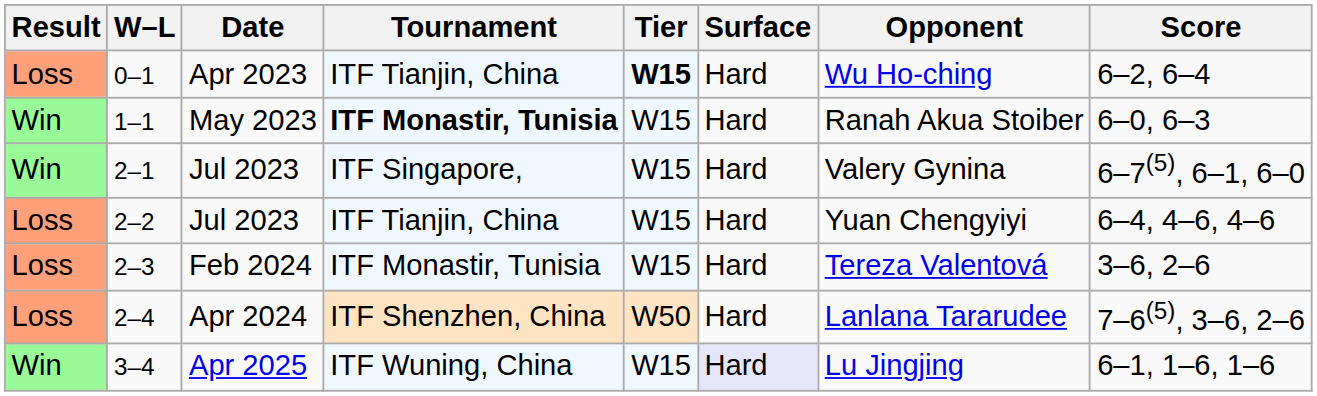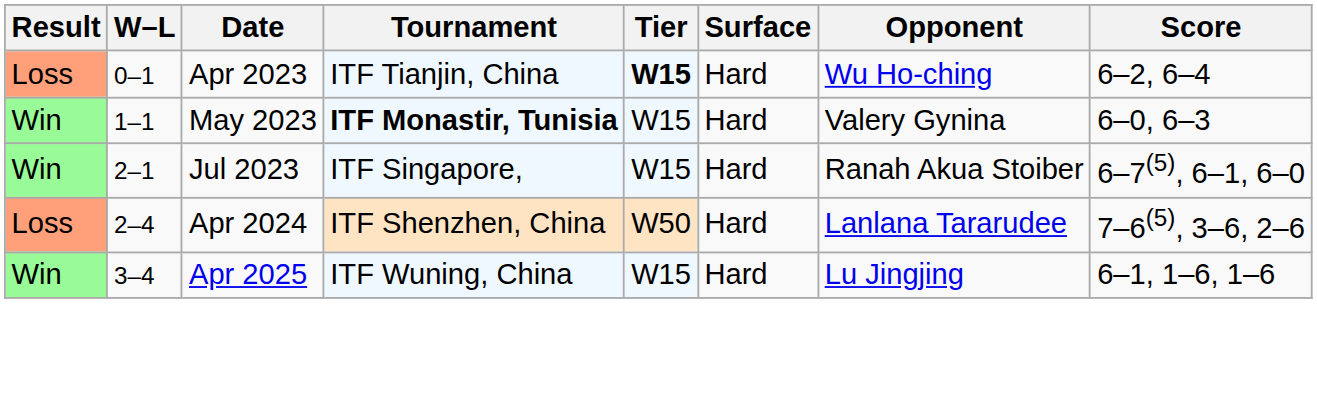(954, 119) Ranah Akua Stoiber -> (915, 119) Valery Gynina
(915, 170) Valery Gynina -> (954, 170) Ranah Akua Stoiber
- row: (134, 222)
- row: (134, 268)
(736, 366) lavender background -> (736, 274) no background
